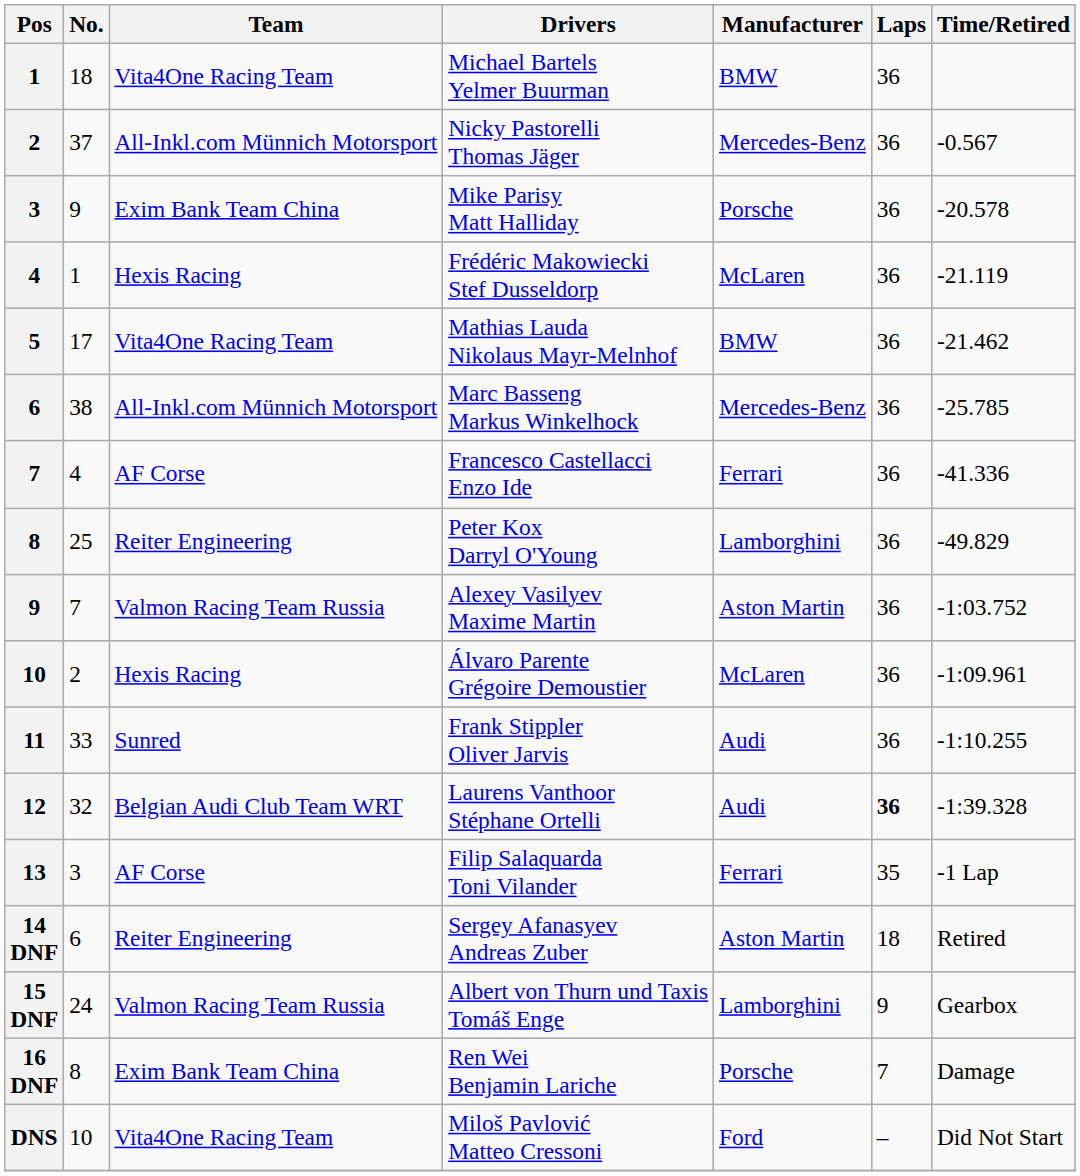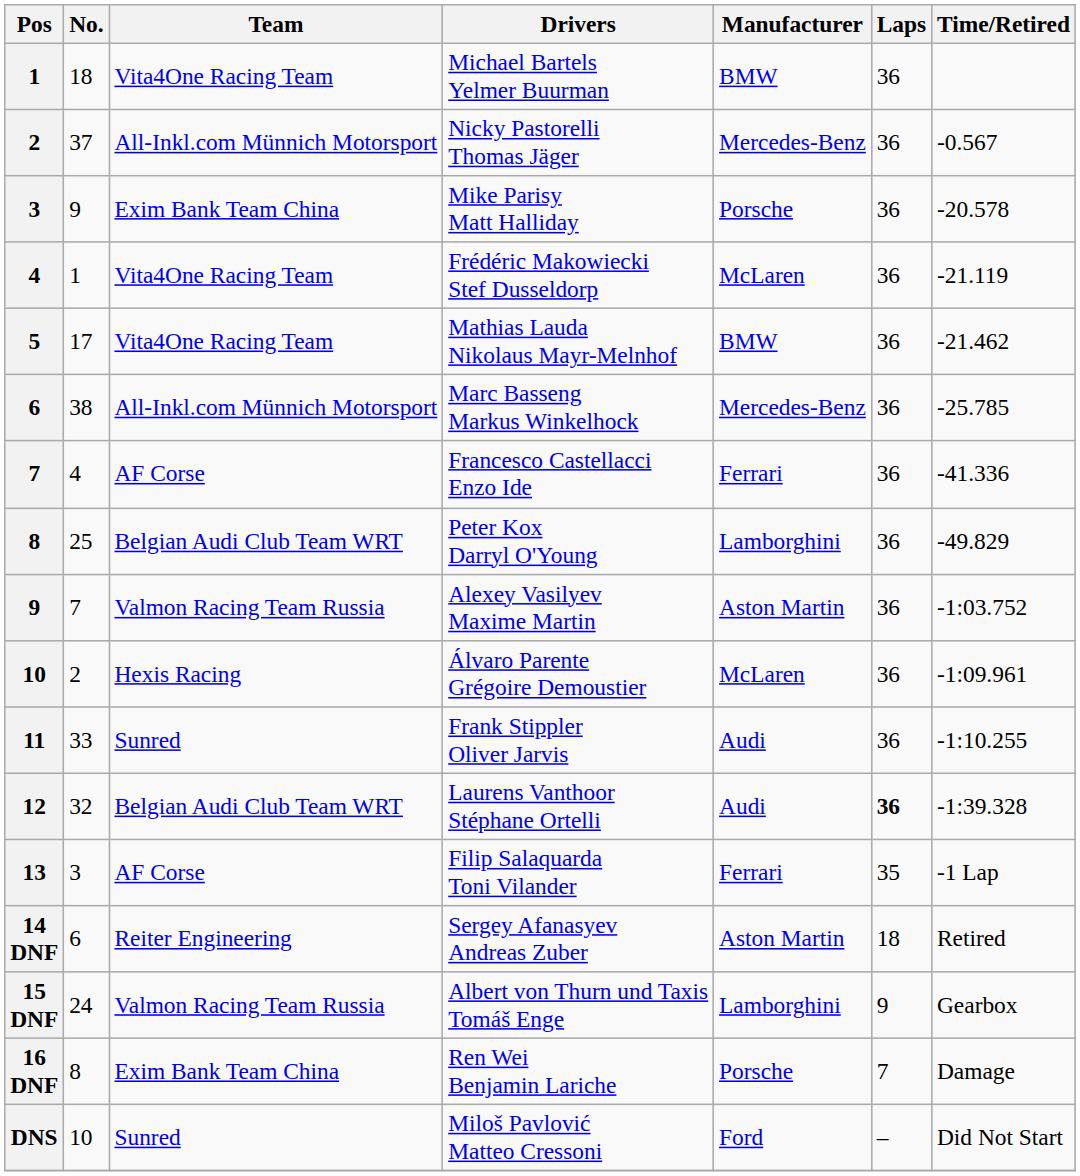(178, 275) Hexis Racing -> (224, 275) Vita4One Racing Team
(203, 540) Reiter Engineering -> (259, 540) Belgian Audi Club Team WRT
(224, 1137) Vita4One Racing Team -> (148, 1137) Sunred
